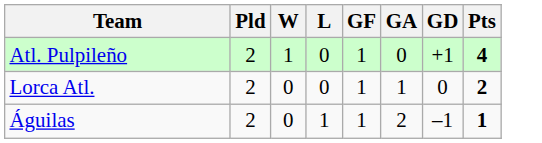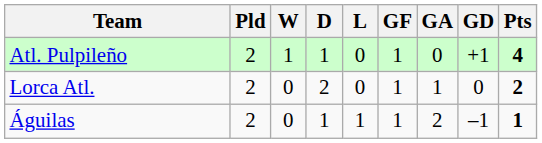+ column: (324, 21)
